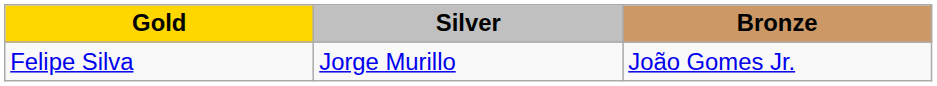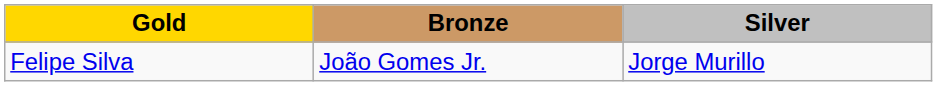columns swapped: (468, 23) <-> (777, 23)
